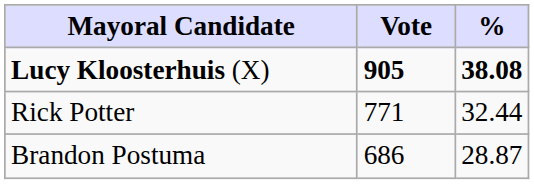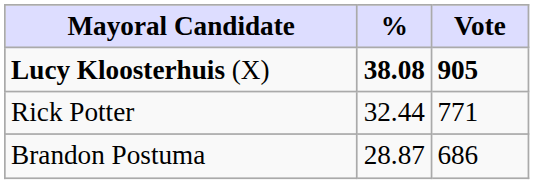columns swapped: (406, 26) <-> (492, 26)
